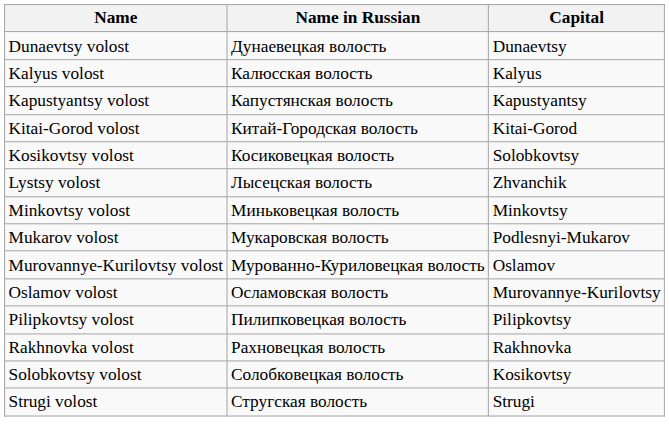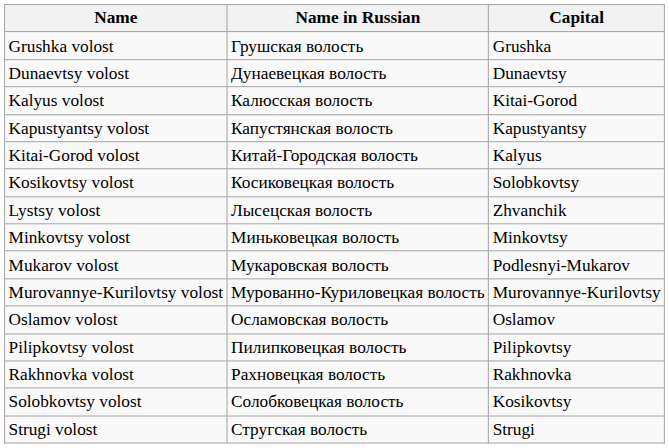+ row: (61, 45)
(517, 73) Kalyus -> (535, 100) Kitai-Gorod
(535, 127) Kitai-Gorod -> (517, 155) Kalyus
(524, 264) Oslamov -> (577, 292) Murovannye-Kurilovtsy
(577, 292) Murovannye-Kurilovtsy -> (524, 319) Oslamov
